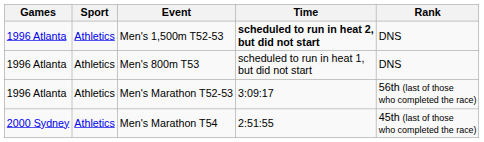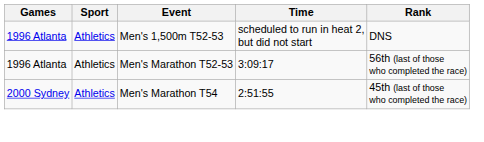(306, 36) bold -> (301, 36) normal
- row: (159, 65)
